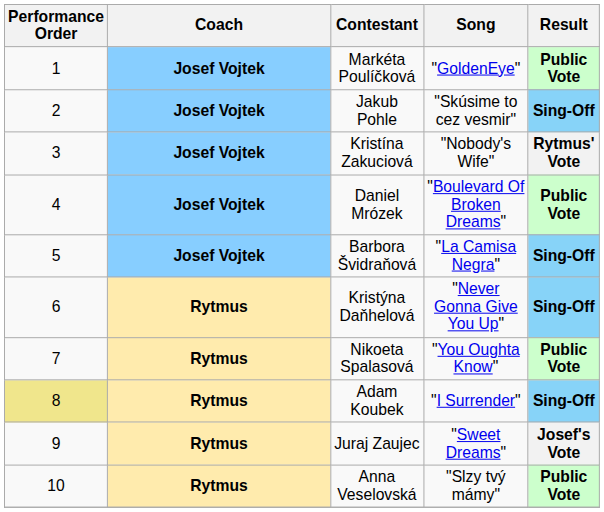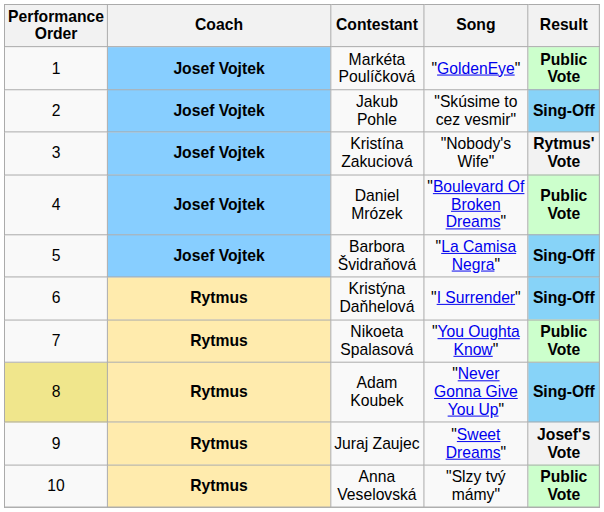(476, 307) "Never Gonna Give You Up" -> (476, 298) "I Surrender"
(476, 401) "I Surrender" -> (476, 392) "Never Gonna Give You Up"
